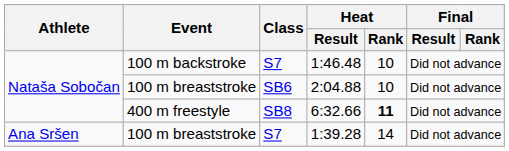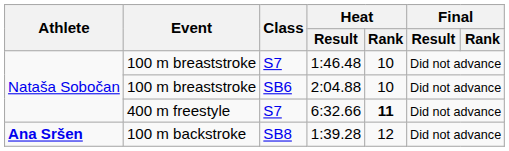(187, 63) 100 m backstroke -> (192, 63) 100 m breaststroke
(278, 111) SB8 -> (273, 111) S7
(43, 135) normal -> (45, 135) bold
(192, 135) 100 m breaststroke -> (187, 135) 100 m backstroke
(273, 135) S7 -> (278, 135) SB8
(386, 135) 14 -> (386, 135) 12
